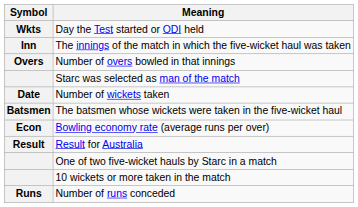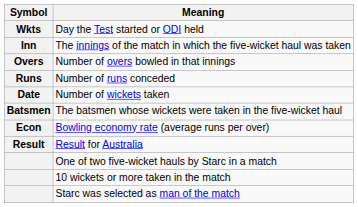rows swapped: (115, 194) <-> (148, 78)
